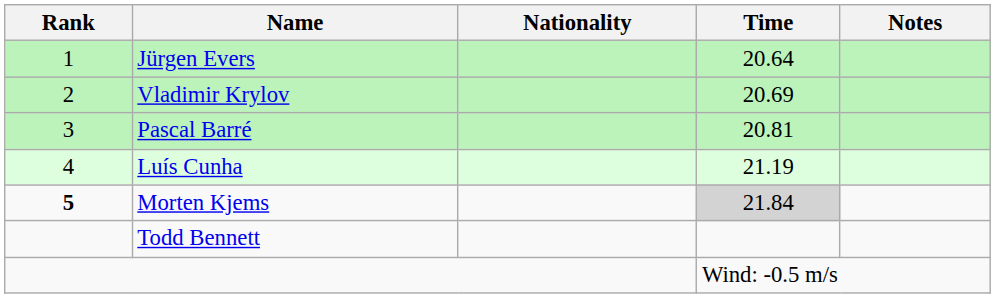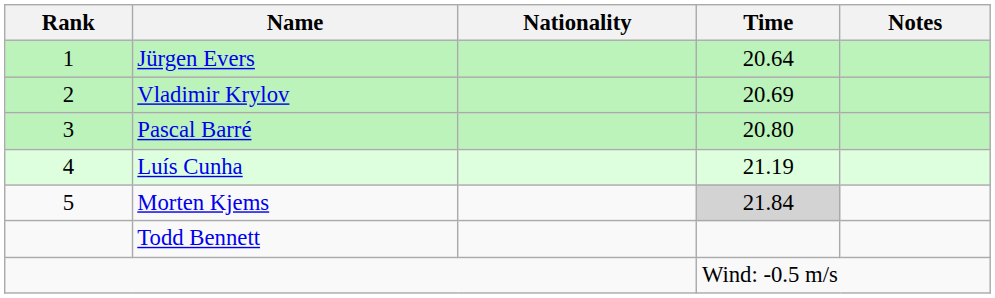(768, 130) 20.81 -> (768, 130) 20.80
(68, 202) bold -> (68, 202) normal
